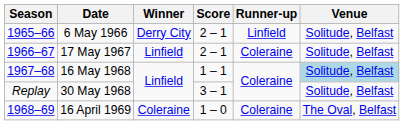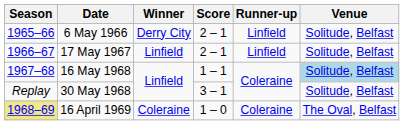(267, 52) Coleraine -> (267, 52) Linfield
(31, 110) no background -> (31, 110) khaki background
